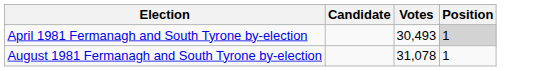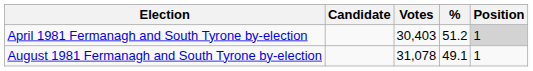+ column: (455, 14)
(416, 35) 30,493 -> (416, 35) 30,403
